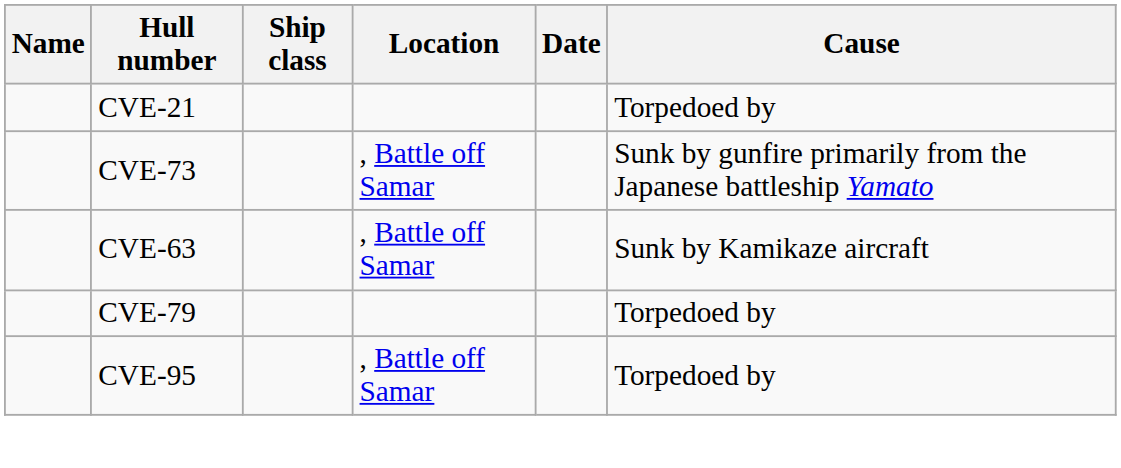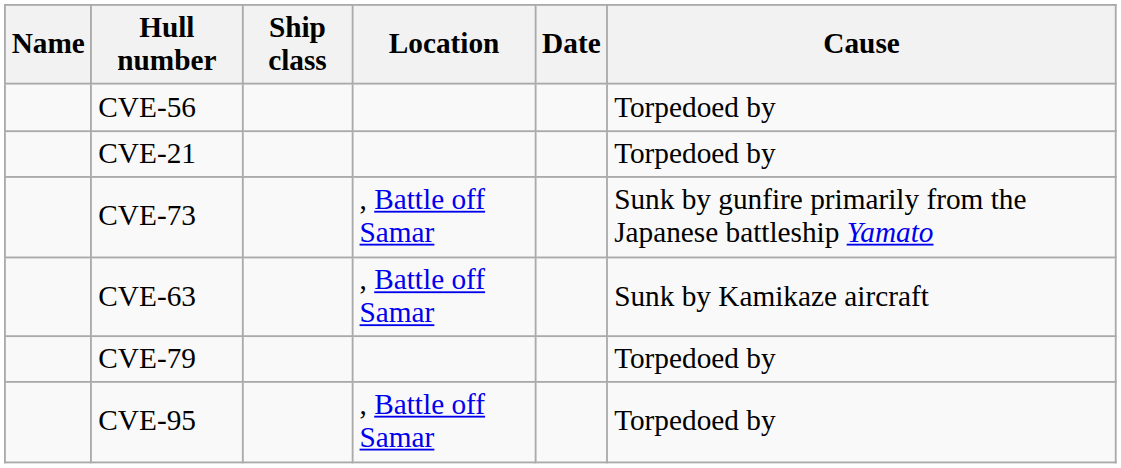+ row: (147, 107)
